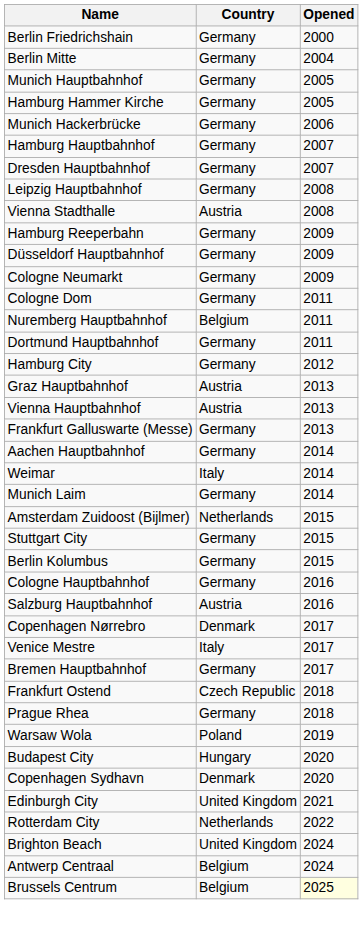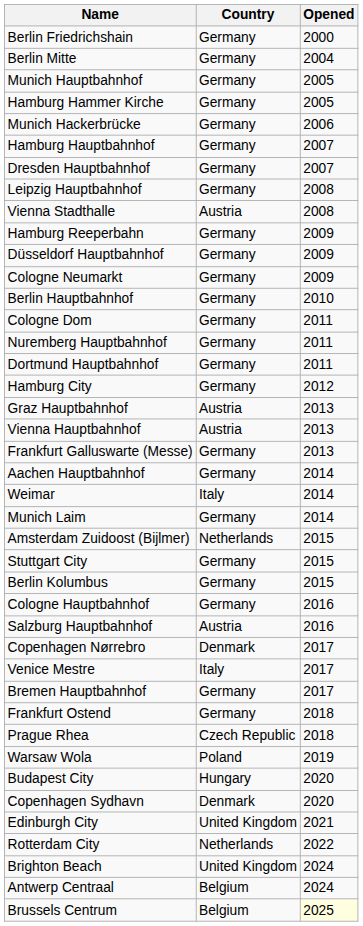+ row: (70, 299)
(224, 320) Belgium -> (227, 342) Germany
(247, 691) Czech Republic -> (227, 713) Germany
(227, 713) Germany -> (247, 735) Czech Republic
